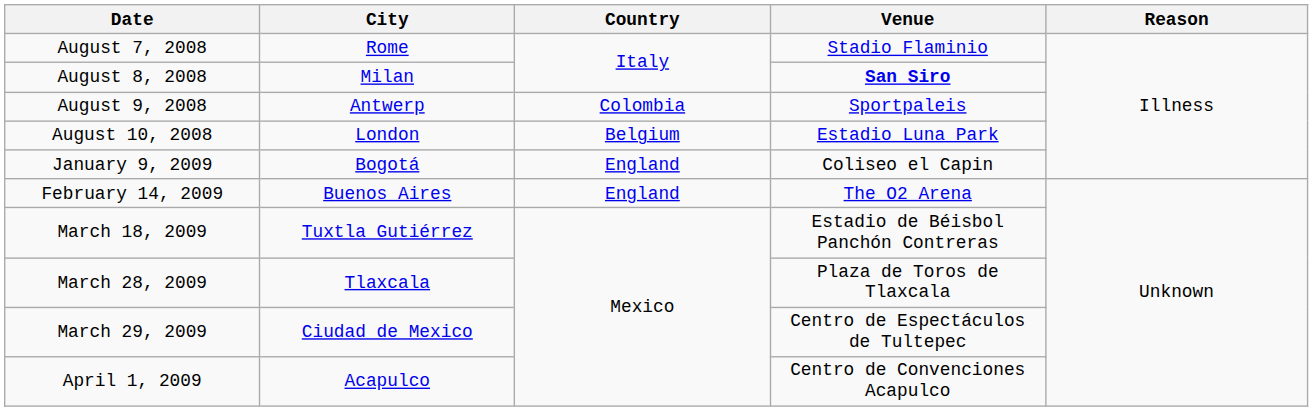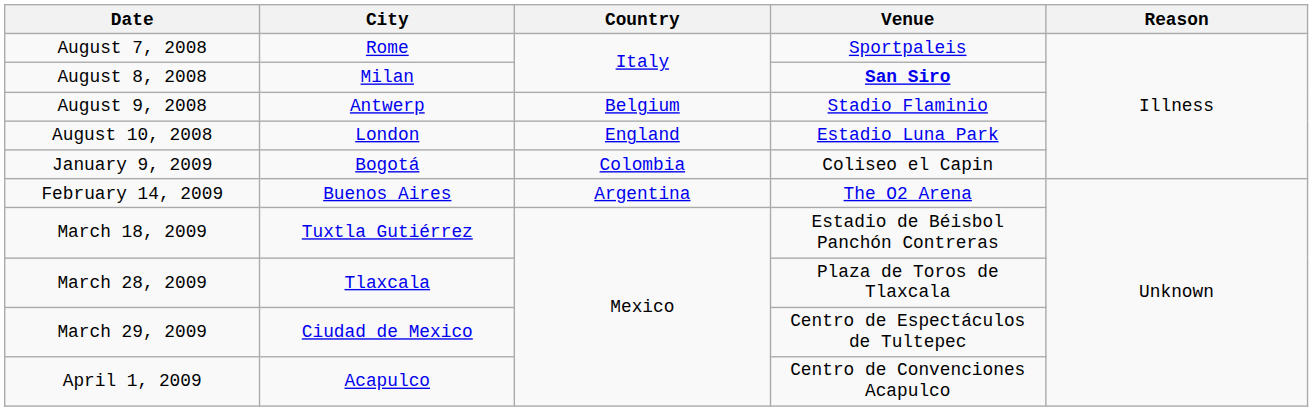(908, 48) Stadio Flaminio -> (908, 48) Sportpaleis
(642, 106) Colombia -> (642, 106) Belgium
(908, 106) Sportpaleis -> (908, 106) Stadio Flaminio
(642, 135) Belgium -> (642, 135) England
(642, 164) England -> (642, 164) Colombia
(642, 193) England -> (642, 193) Argentina
